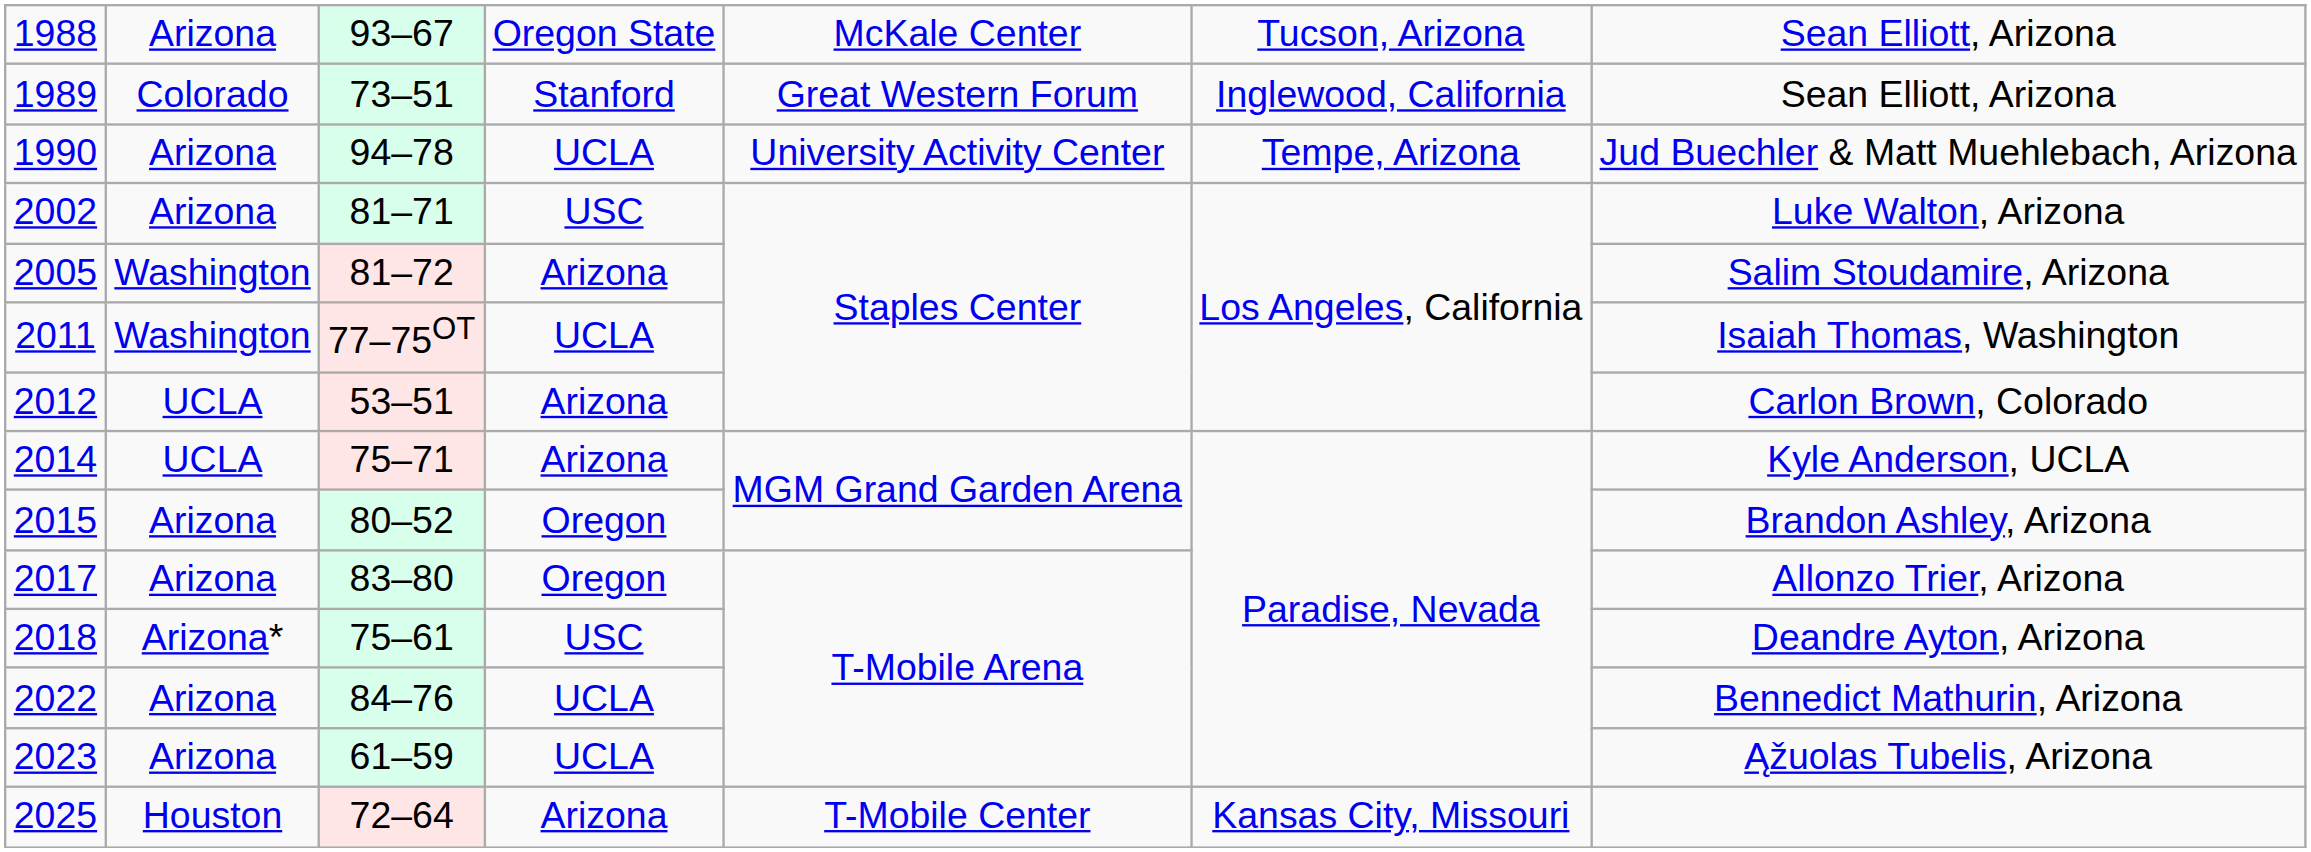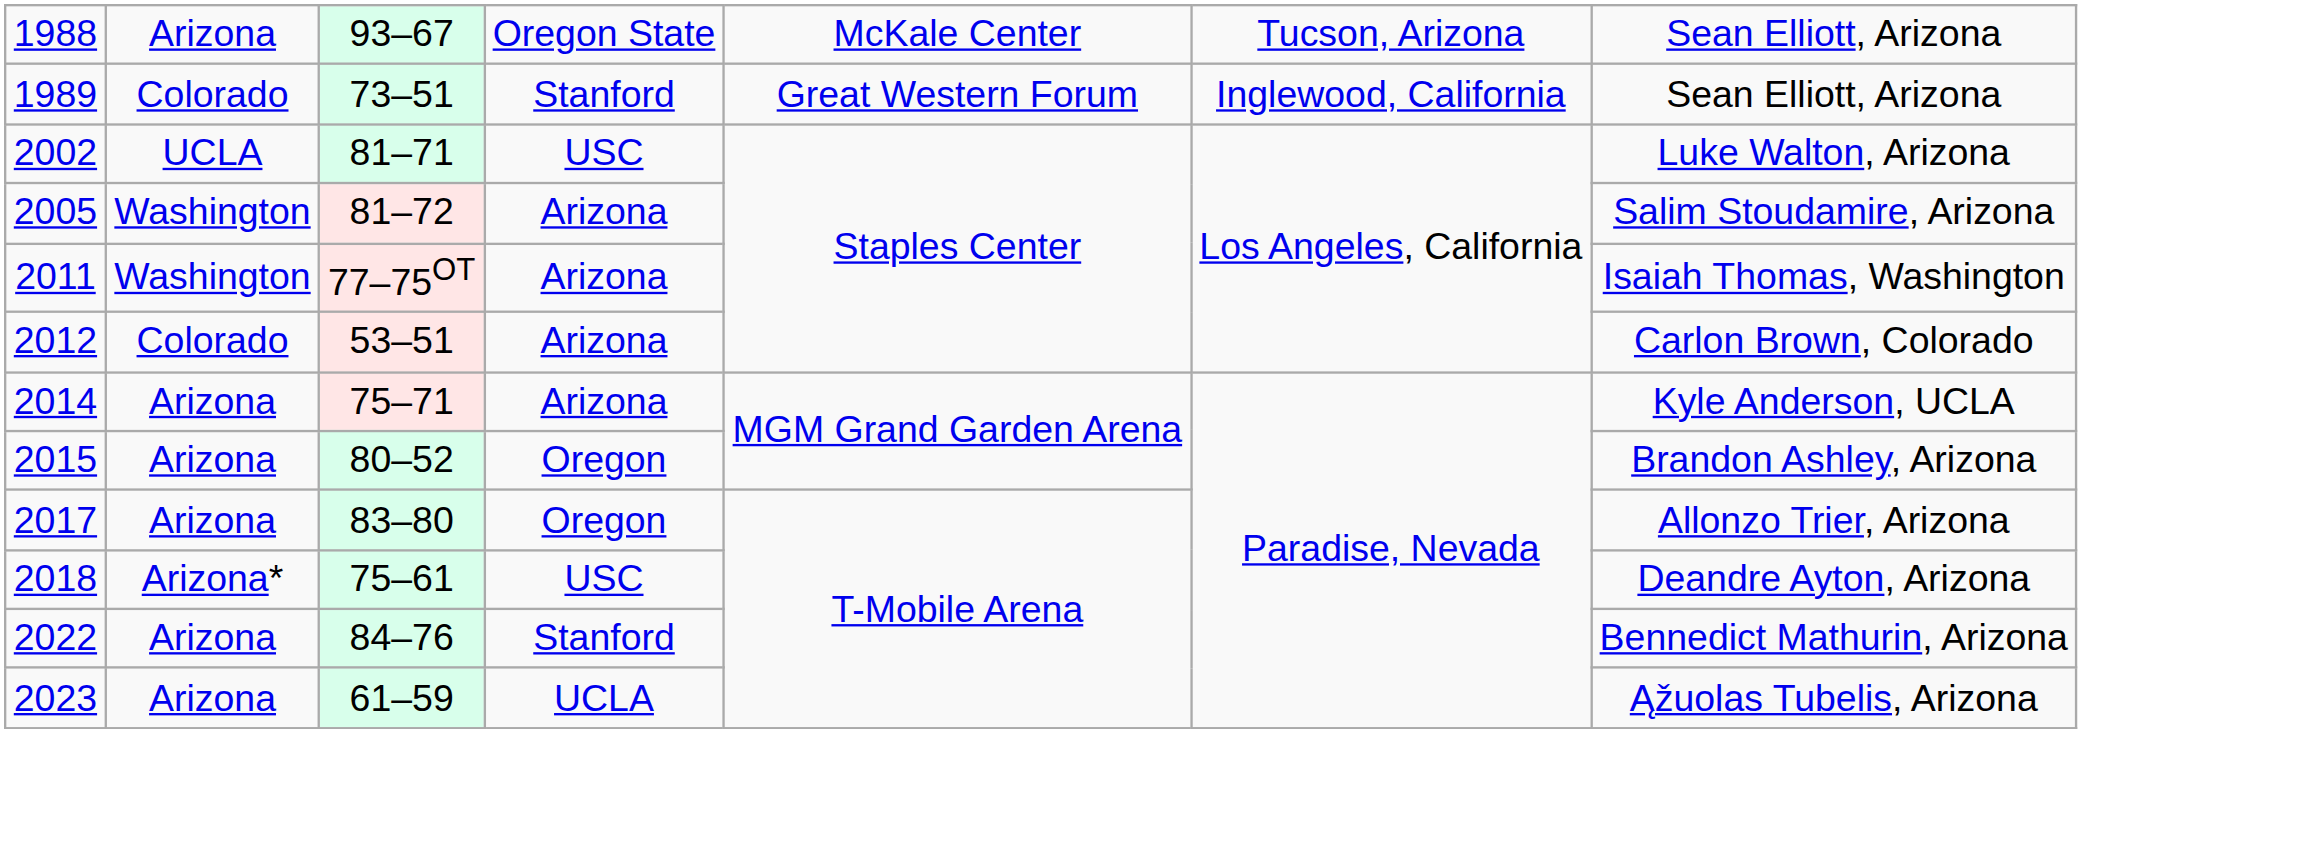- row: (55, 152)
(213, 212) Arizona -> (213, 152) UCLA
(604, 336) UCLA -> (604, 276) Arizona
(213, 400) UCLA -> (213, 341) Colorado
(213, 459) UCLA -> (213, 400) Arizona
(604, 697) UCLA -> (604, 638) Stanford
- row: (55, 816)
